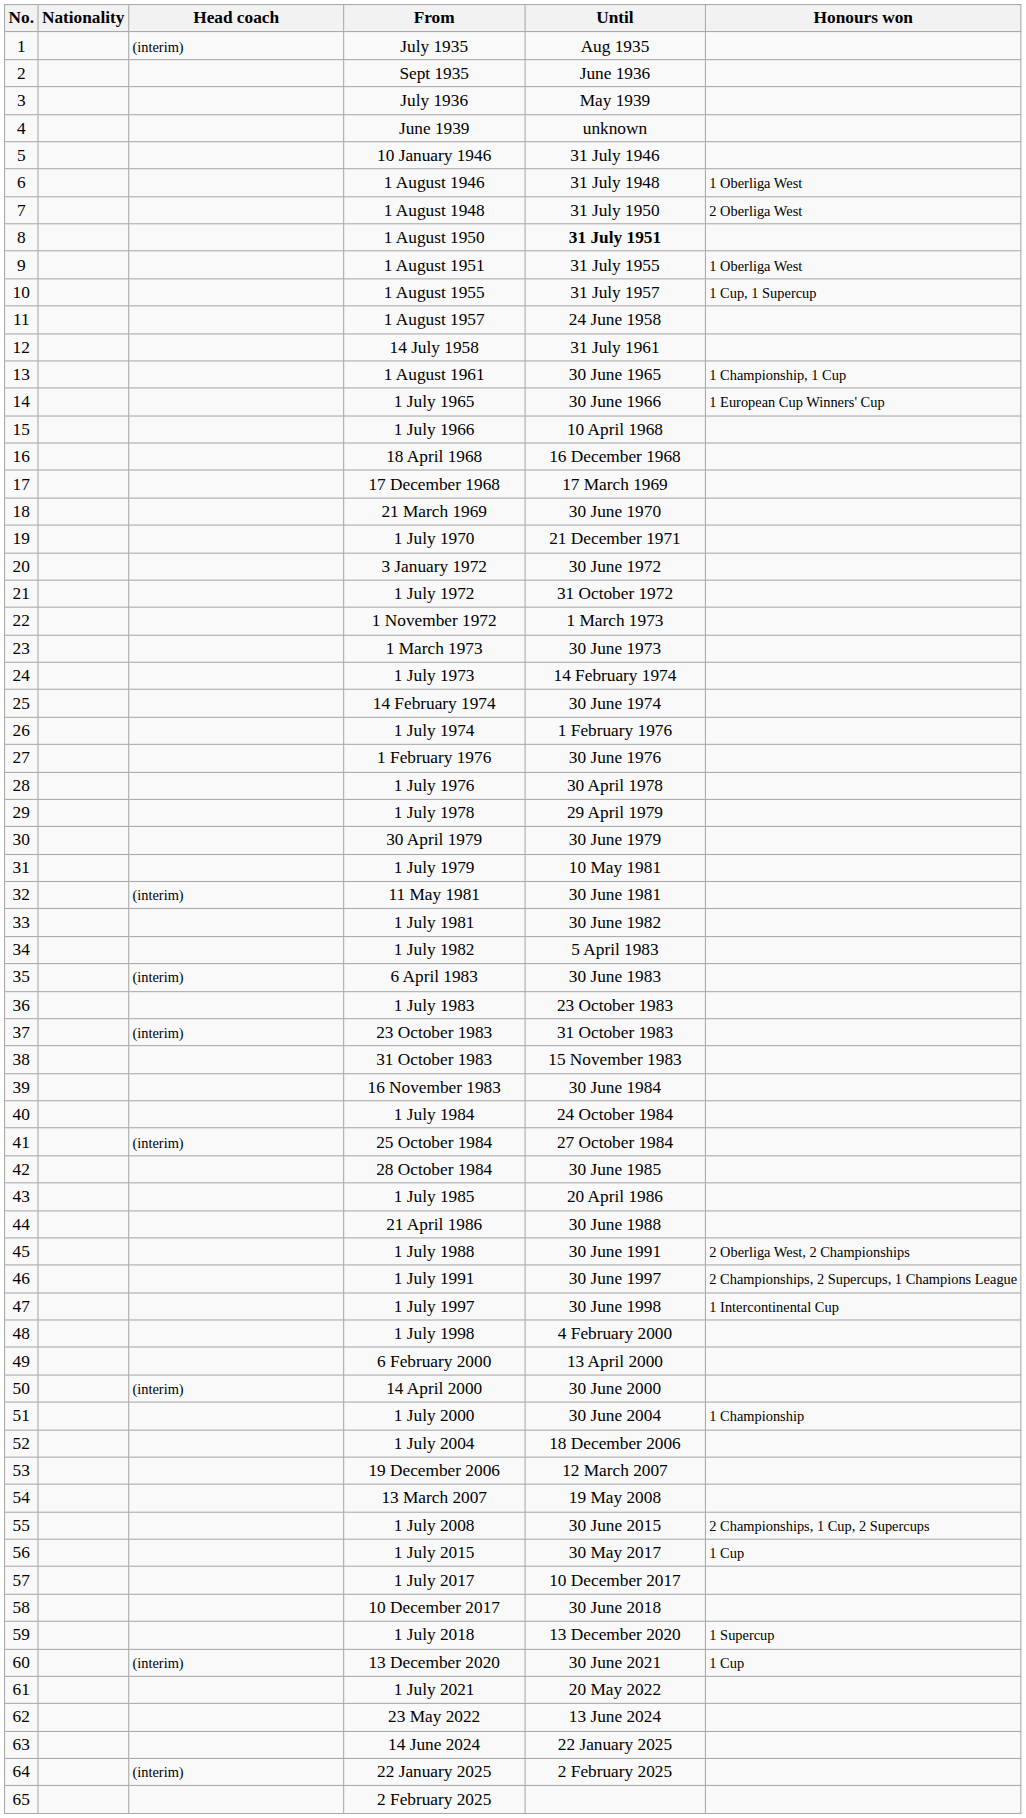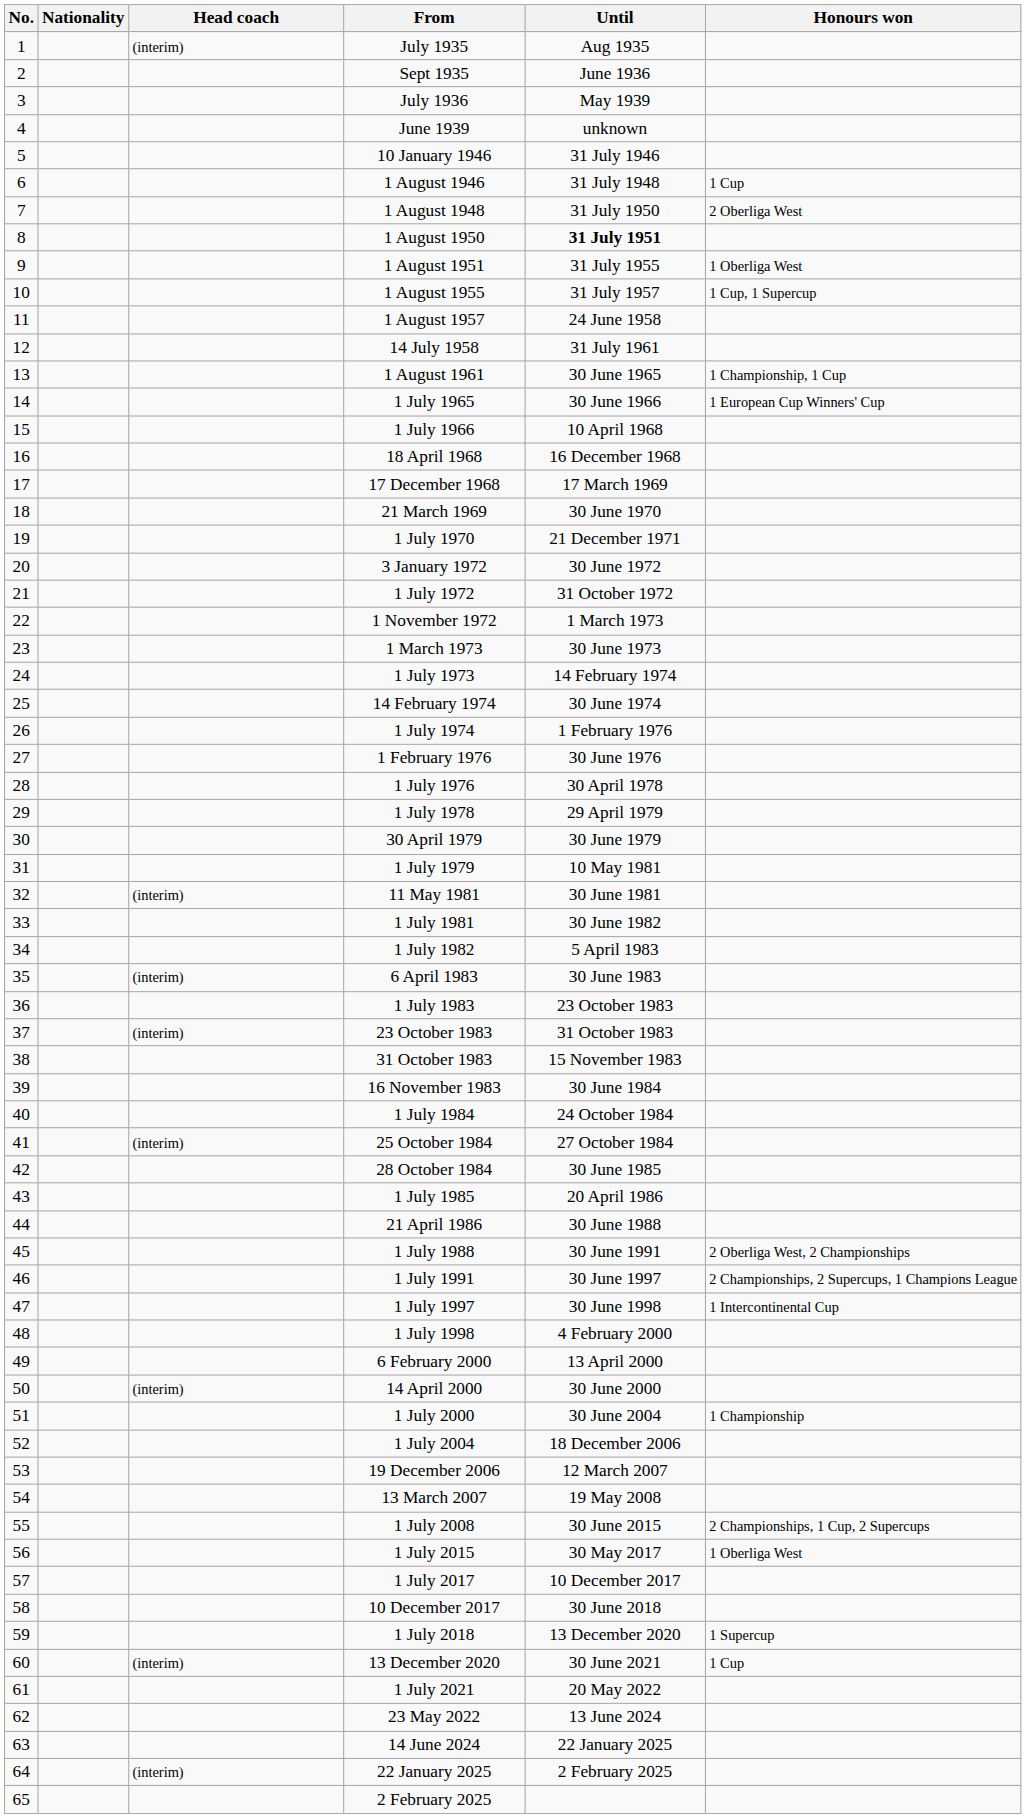(756, 183) 1 Oberliga West -> (727, 183) 1 Cup
(727, 1553) 1 Cup -> (756, 1553) 1 Oberliga West
